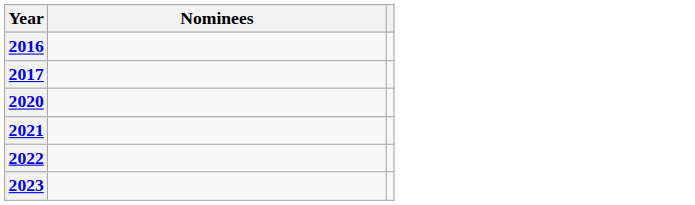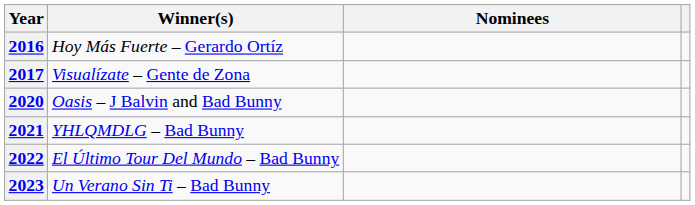+ column: (196, 18)
